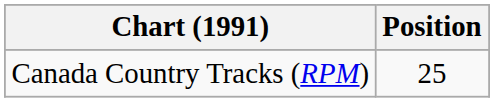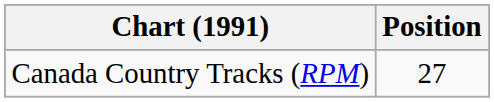(432, 73) 25 -> (432, 73) 27
